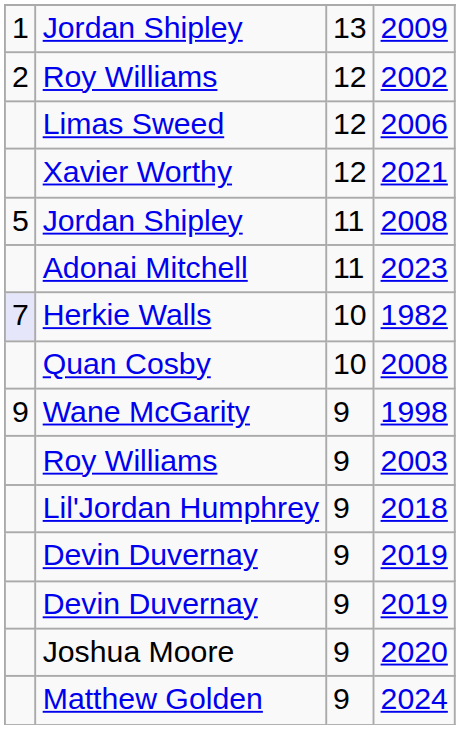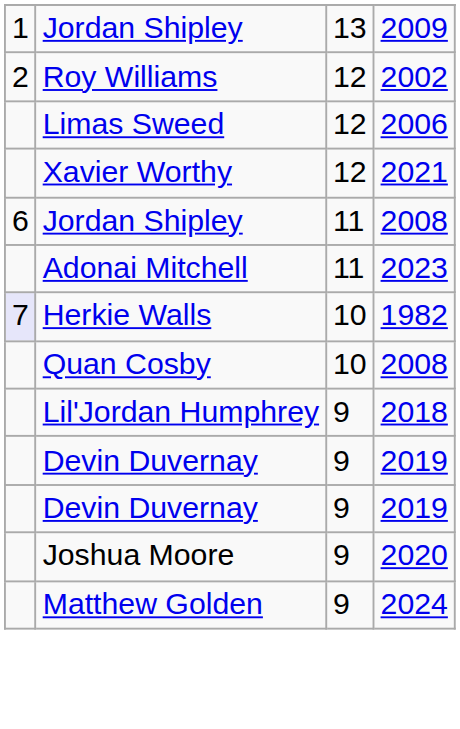(20, 220) 5 -> (20, 220) 6
- row: (146, 412)
- row: (130, 460)
